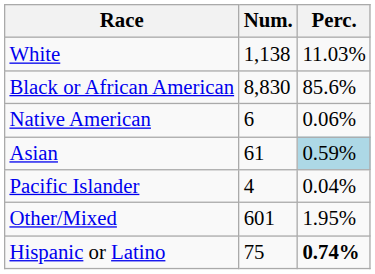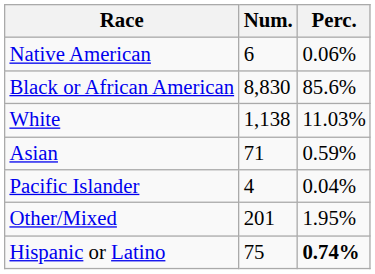rows swapped: (35, 53) <-> (80, 119)
(254, 152) 61 -> (254, 152) 71
(329, 152) lightblue background -> (329, 152) no background
(259, 218) 601 -> (259, 218) 201
